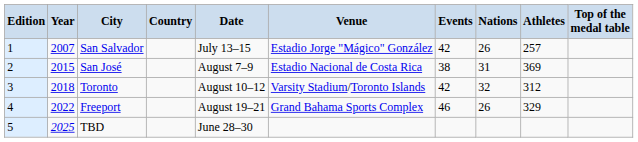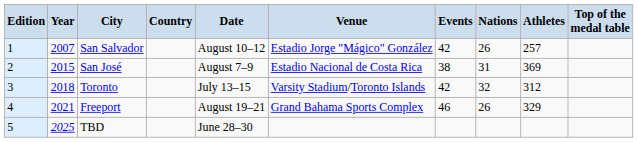(224, 48) July 13–15 -> (232, 48) August 10–12
(232, 87) August 10–12 -> (224, 87) July 13–15
(63, 107) 2022 -> (63, 107) 2021
